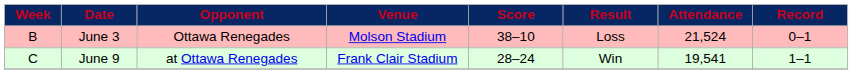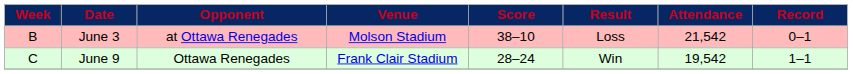(232, 36) Ottawa Renegades -> (232, 36) at Ottawa Renegades
(705, 36) 21,524 -> (705, 36) 21,542
(232, 58) at Ottawa Renegades -> (232, 58) Ottawa Renegades
(705, 58) 19,541 -> (705, 58) 19,542
